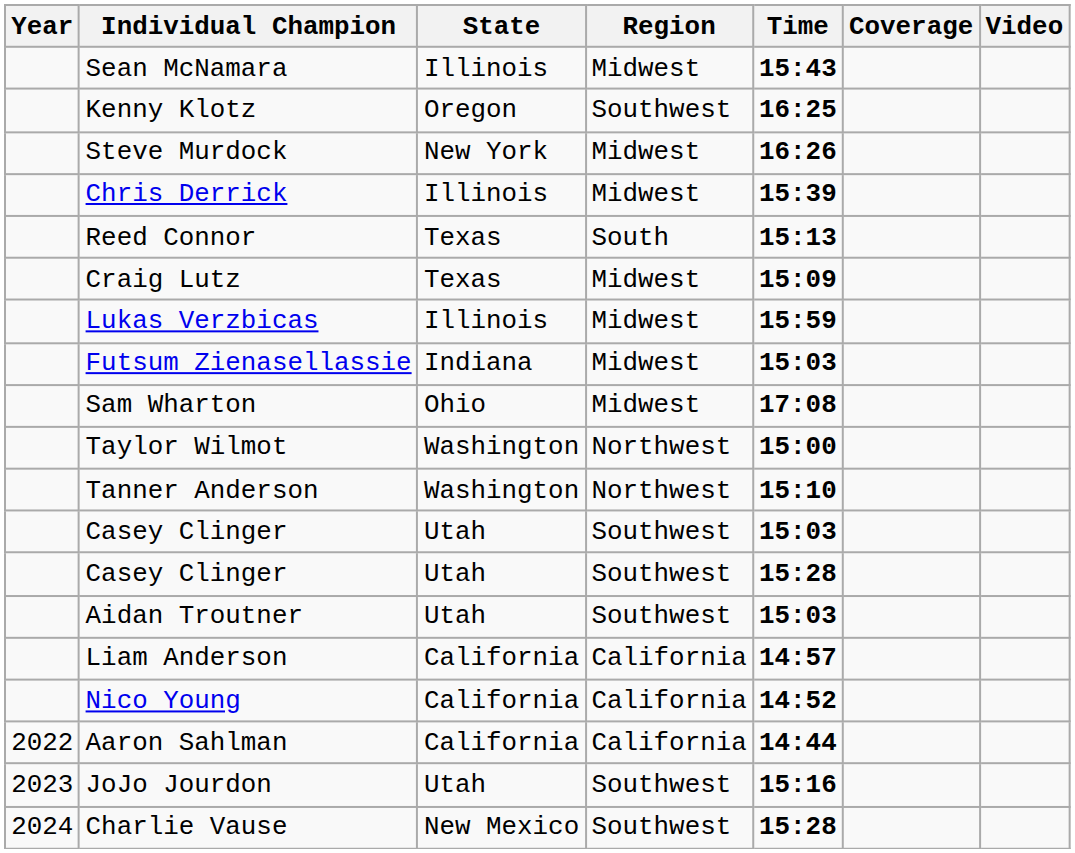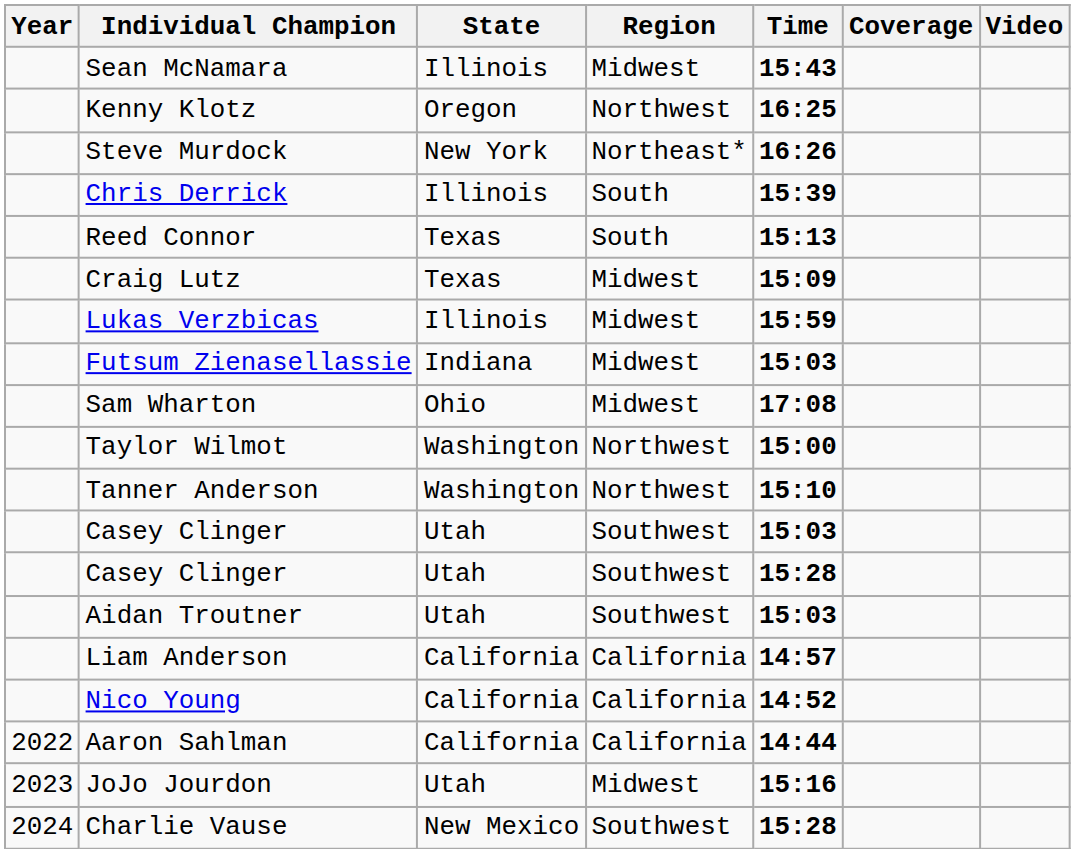(661, 110) Southwest -> (661, 110) Northwest
(646, 153) Midwest -> (669, 153) Northeast*
(646, 195) Midwest -> (630, 195) South
(661, 785) Southwest -> (646, 785) Midwest
